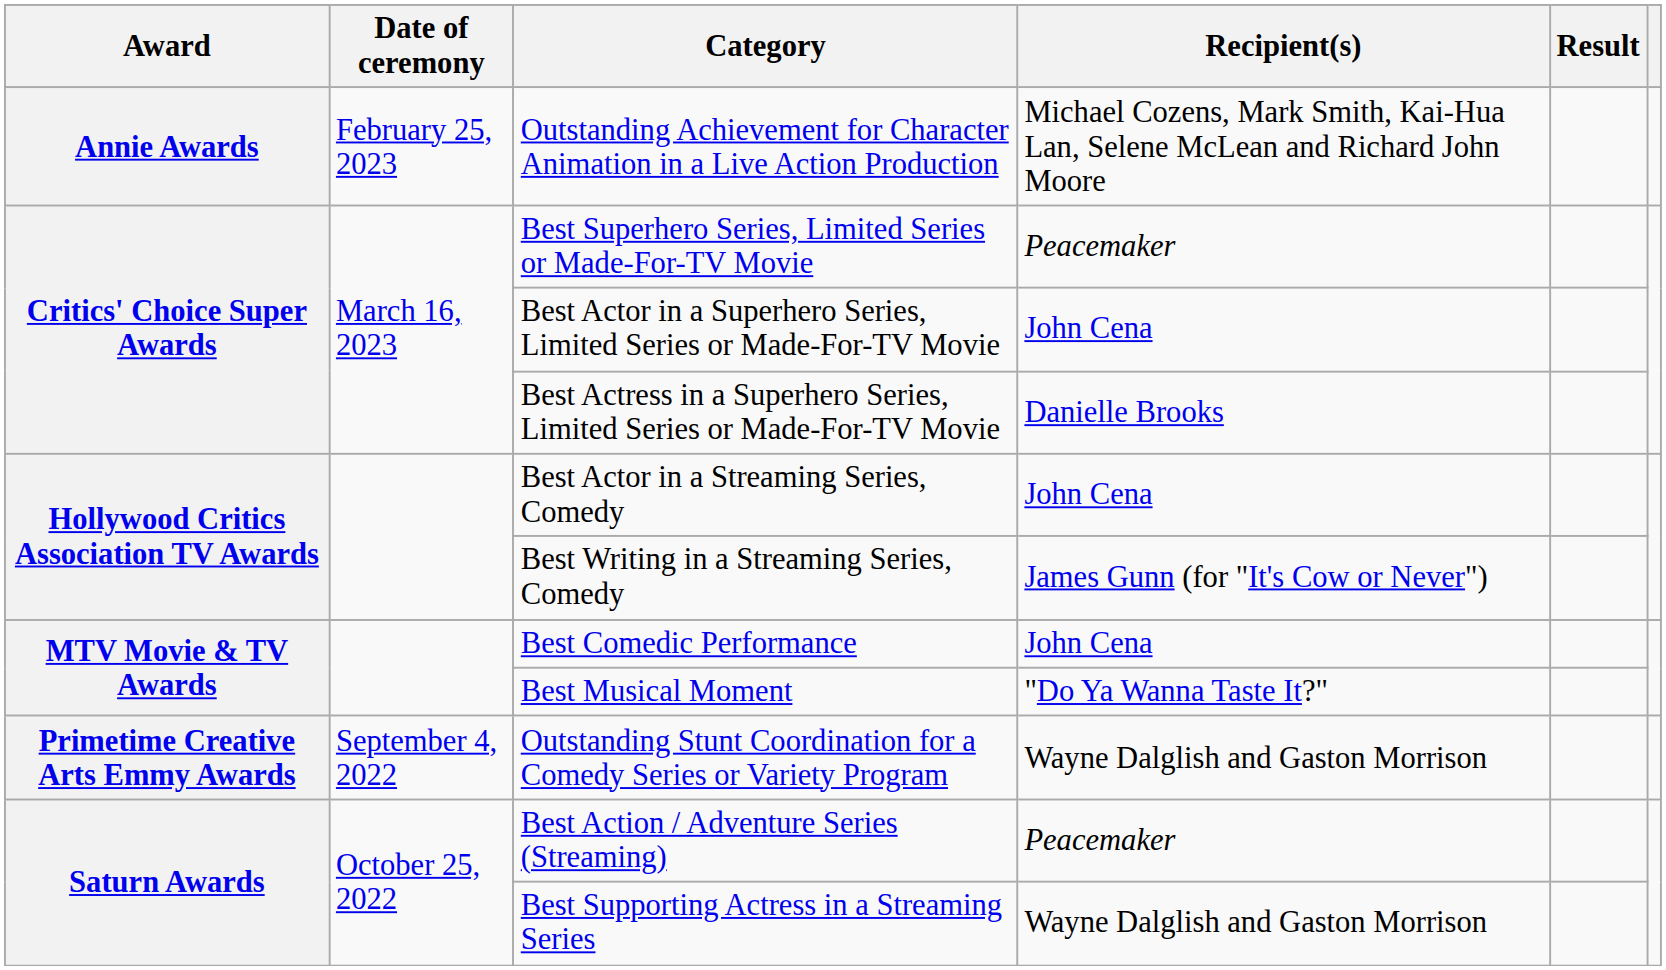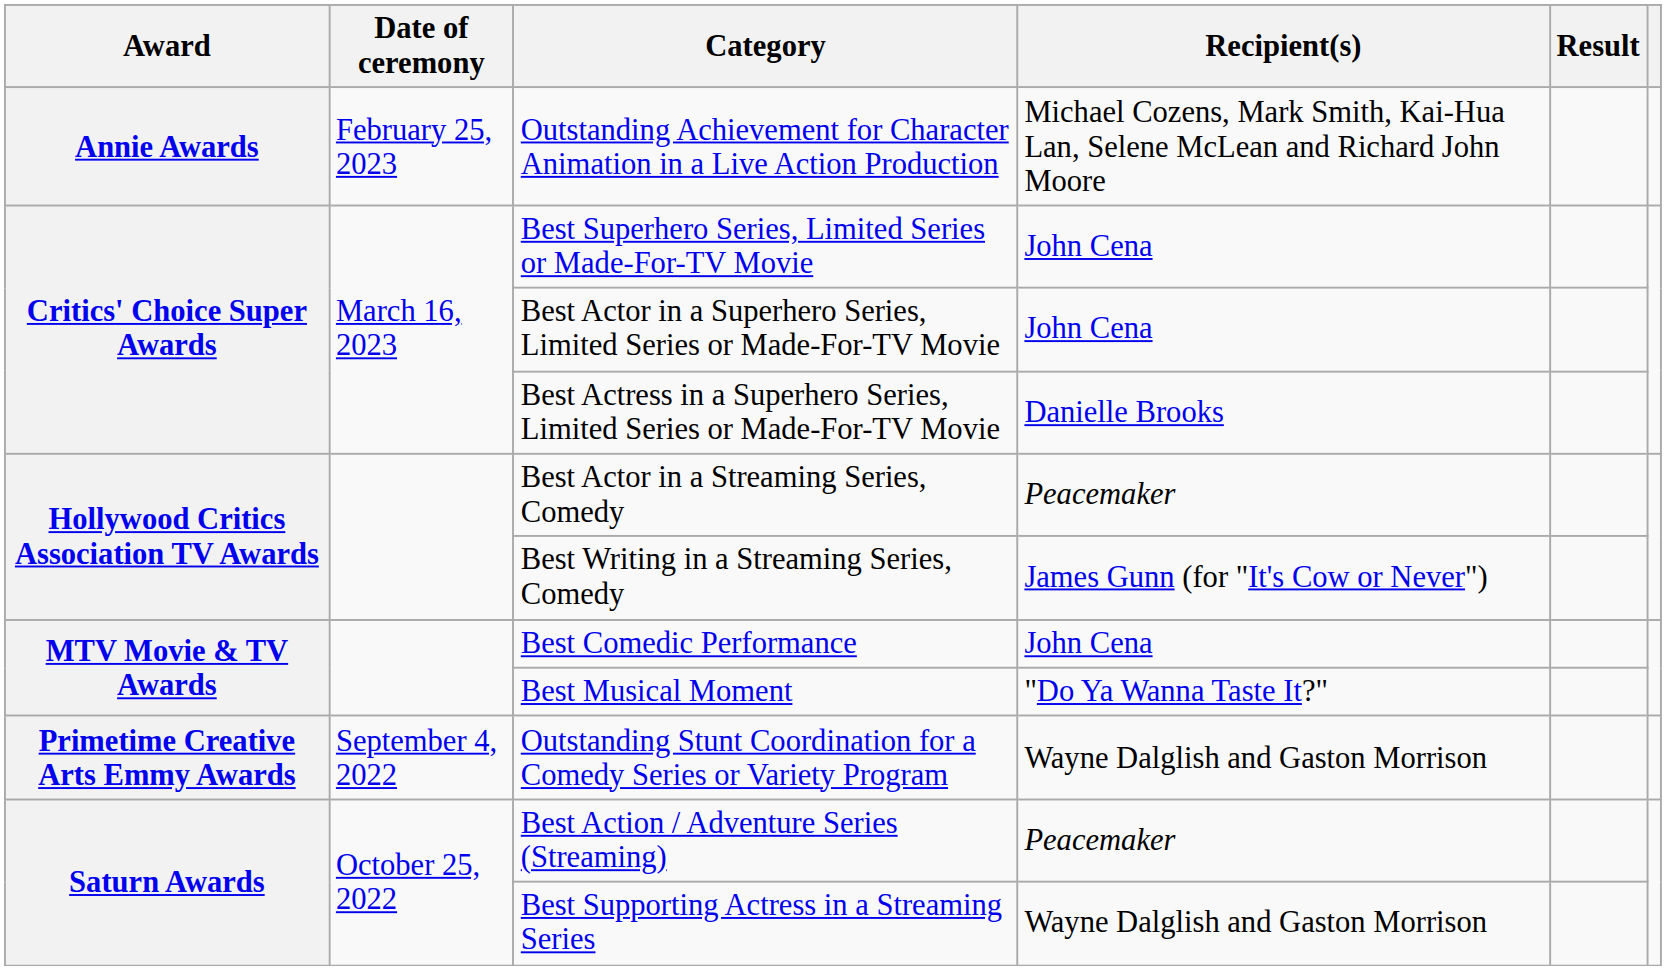(1100, 245) Peacemaker -> (1088, 245) John Cena
(1088, 494) John Cena -> (1100, 494) Peacemaker
